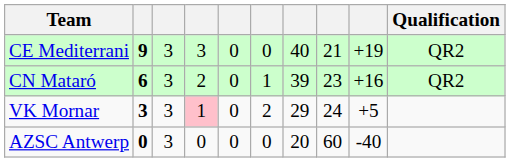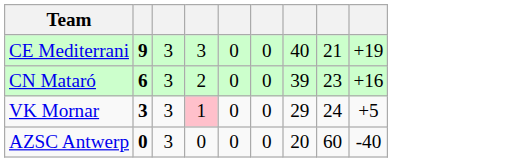- column: (446, 19)
(267, 80) 1 -> (267, 80) 0
(267, 111) 2 -> (267, 111) 0
